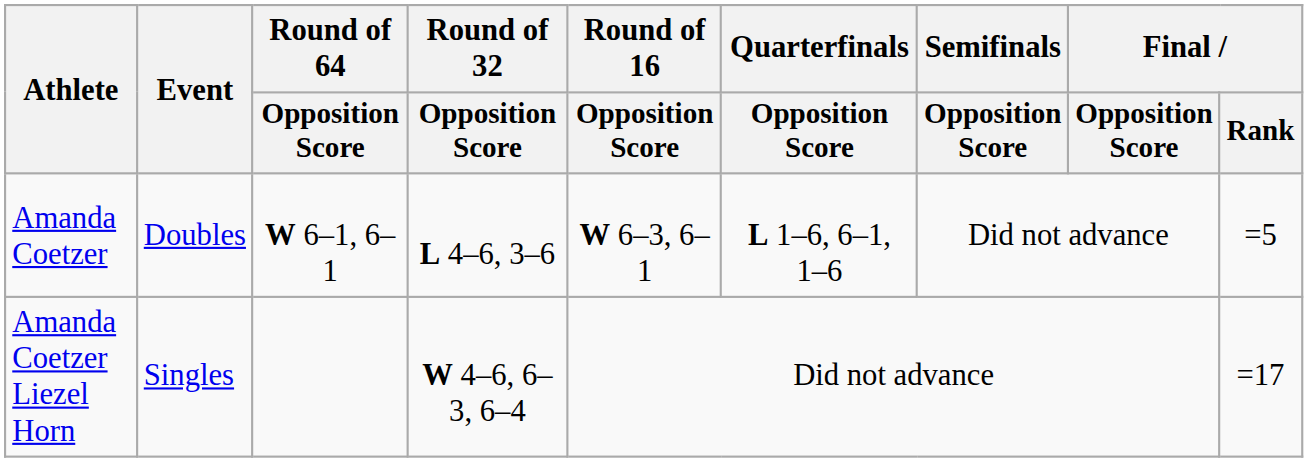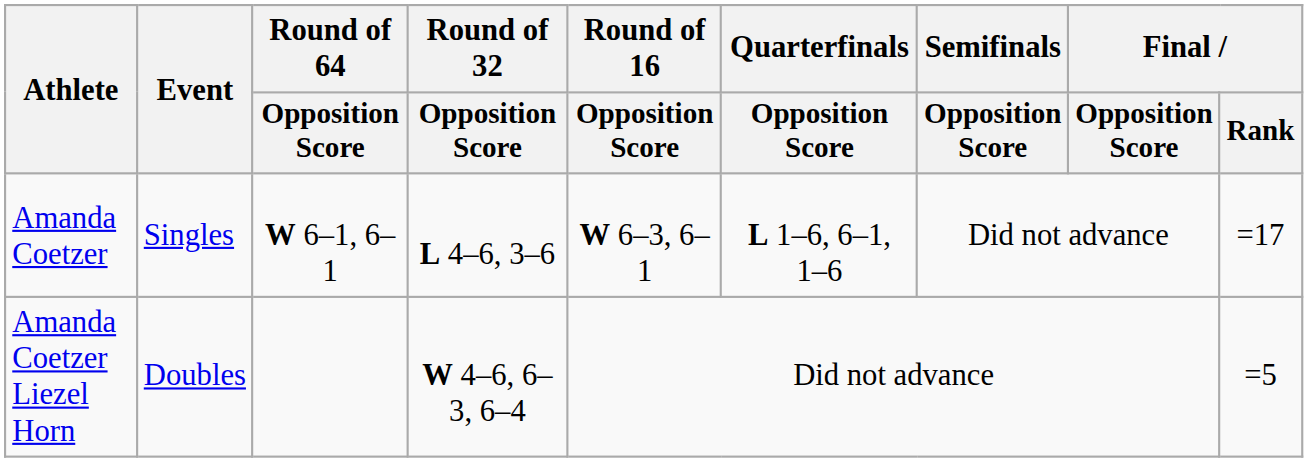(195, 235) Doubles -> (189, 235) Singles
(1261, 235) =5 -> (1260, 235) =17
(189, 376) Singles -> (195, 376) Doubles
(1260, 376) =17 -> (1261, 376) =5
